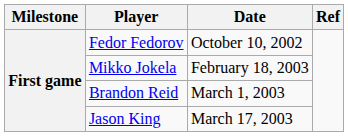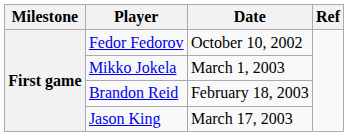(250, 67) February 18, 2003 -> (238, 67) March 1, 2003
(238, 93) March 1, 2003 -> (250, 93) February 18, 2003
